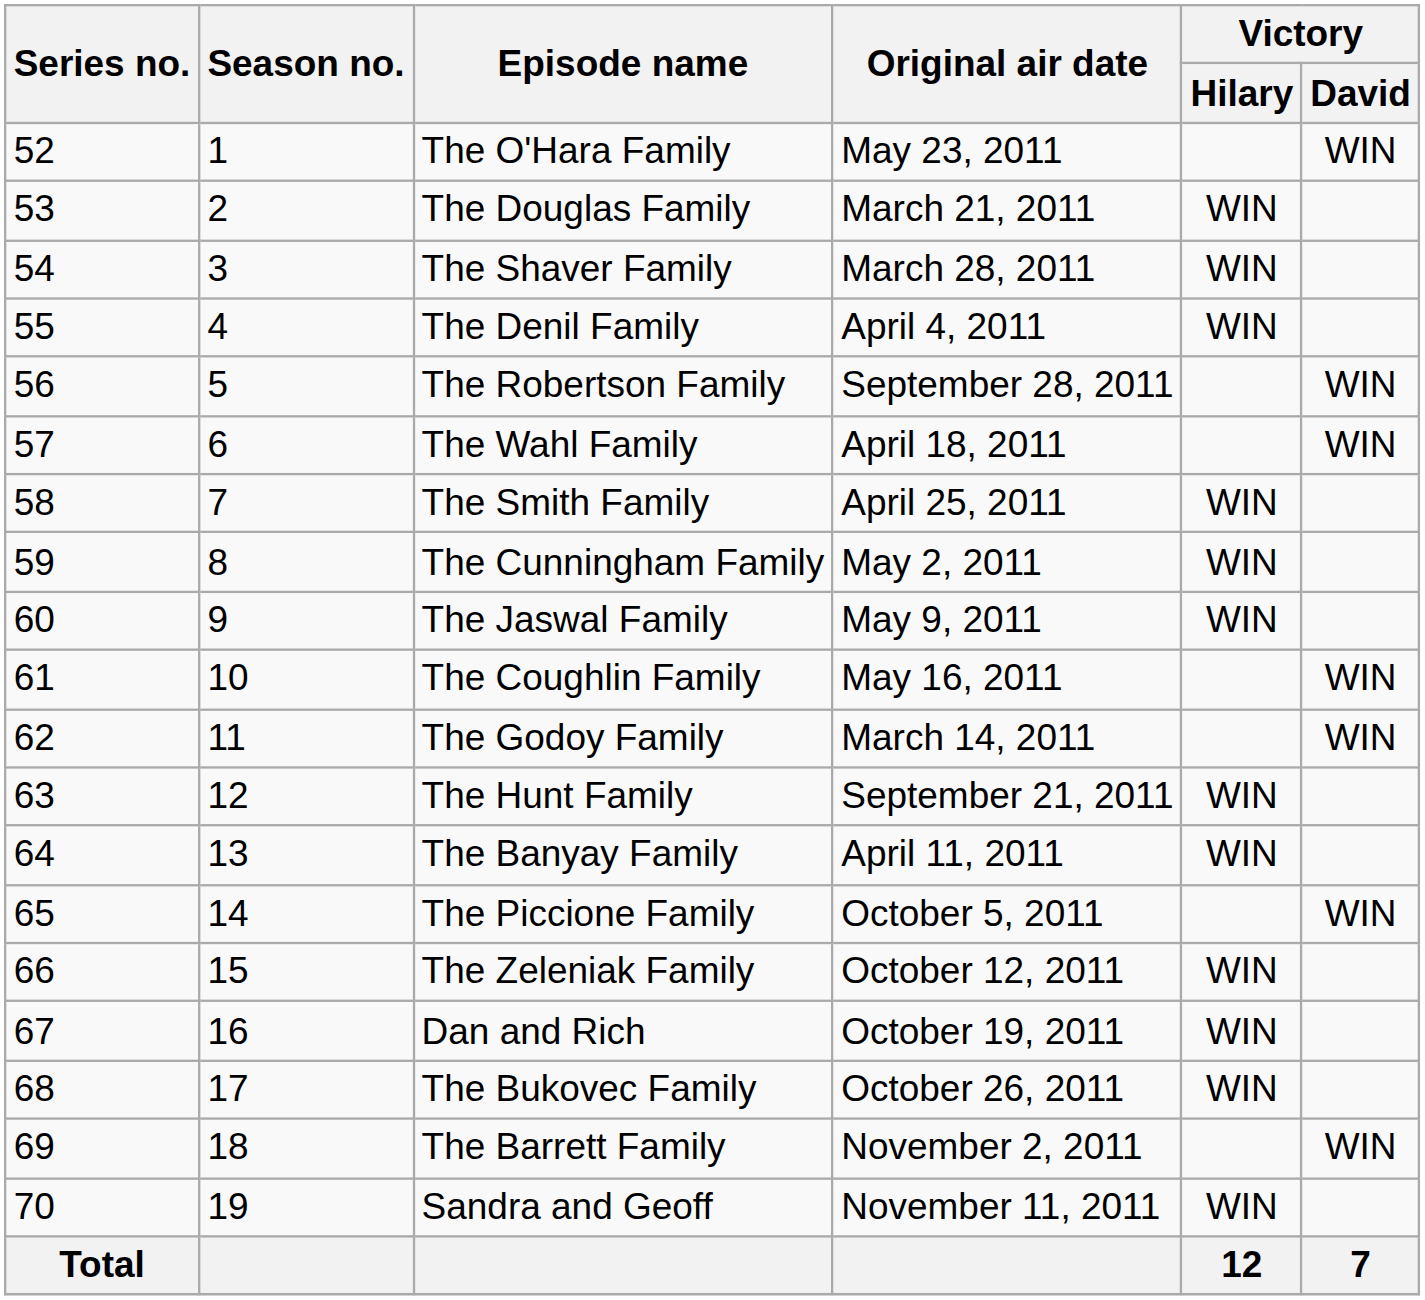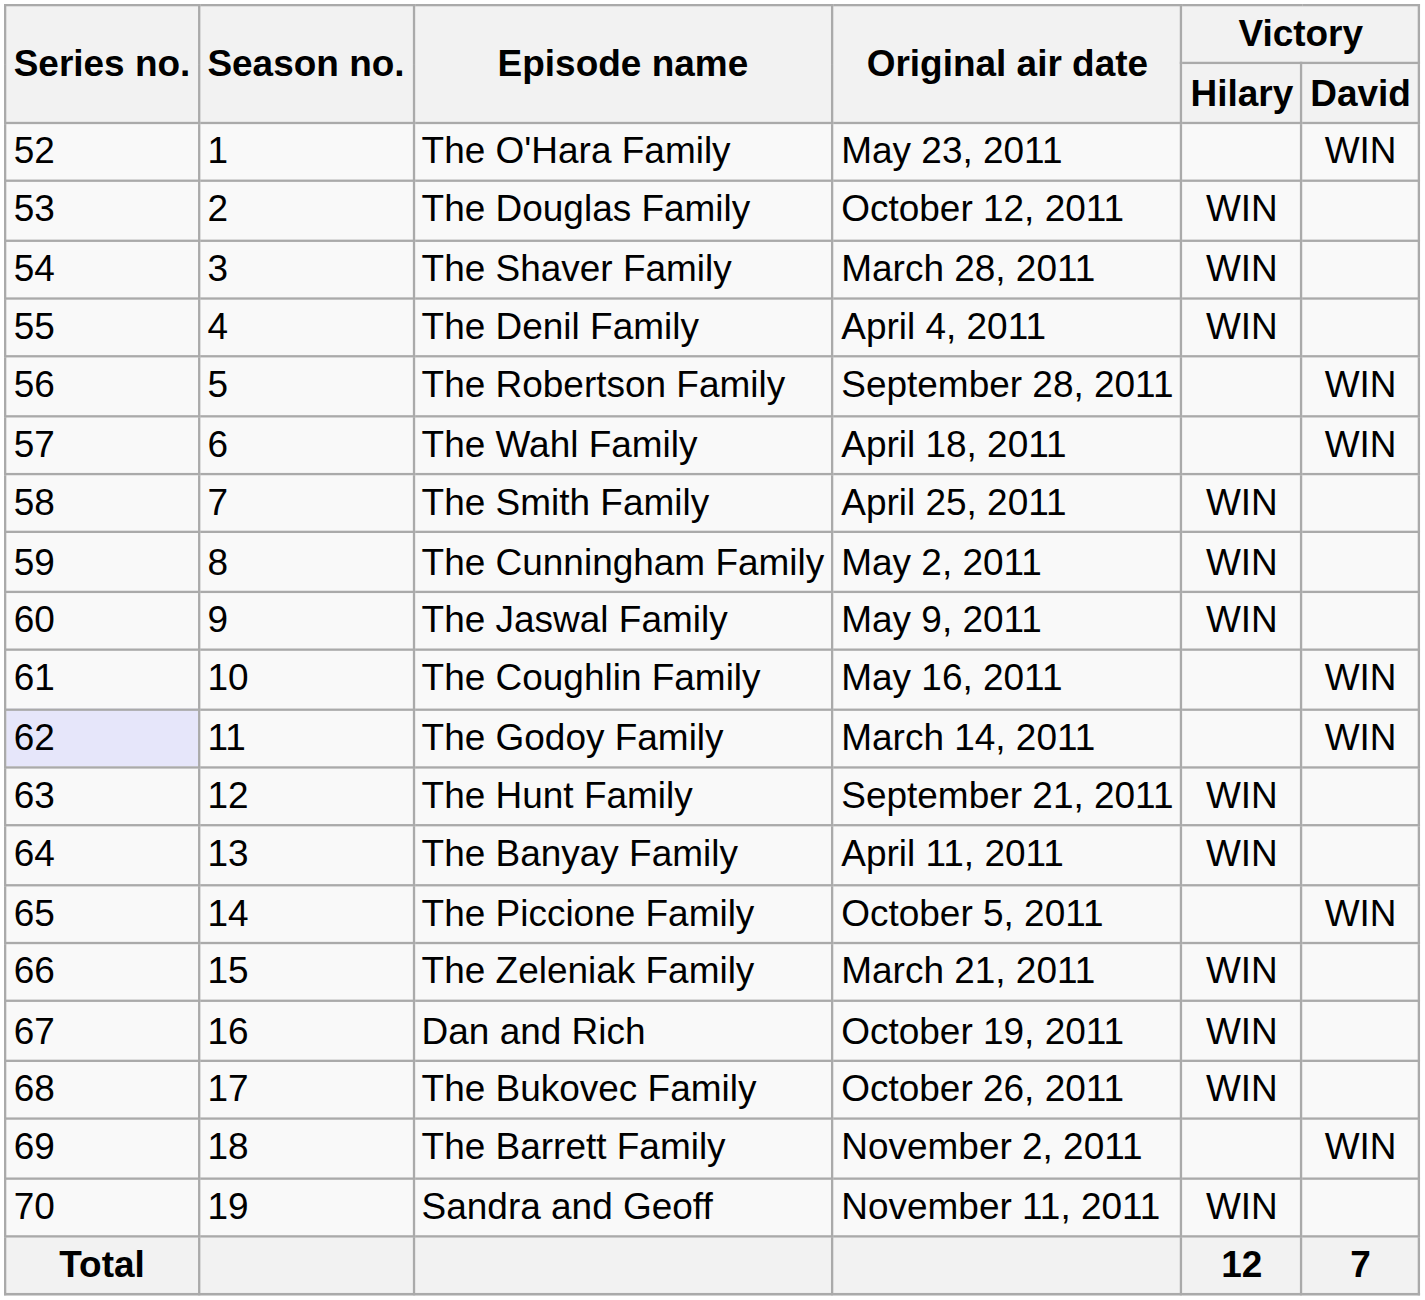(968, 209) March 21, 2011 -> (983, 209) October 12, 2011
(34, 737) no background -> (34, 737) lavender background
(983, 971) October 12, 2011 -> (968, 971) March 21, 2011
